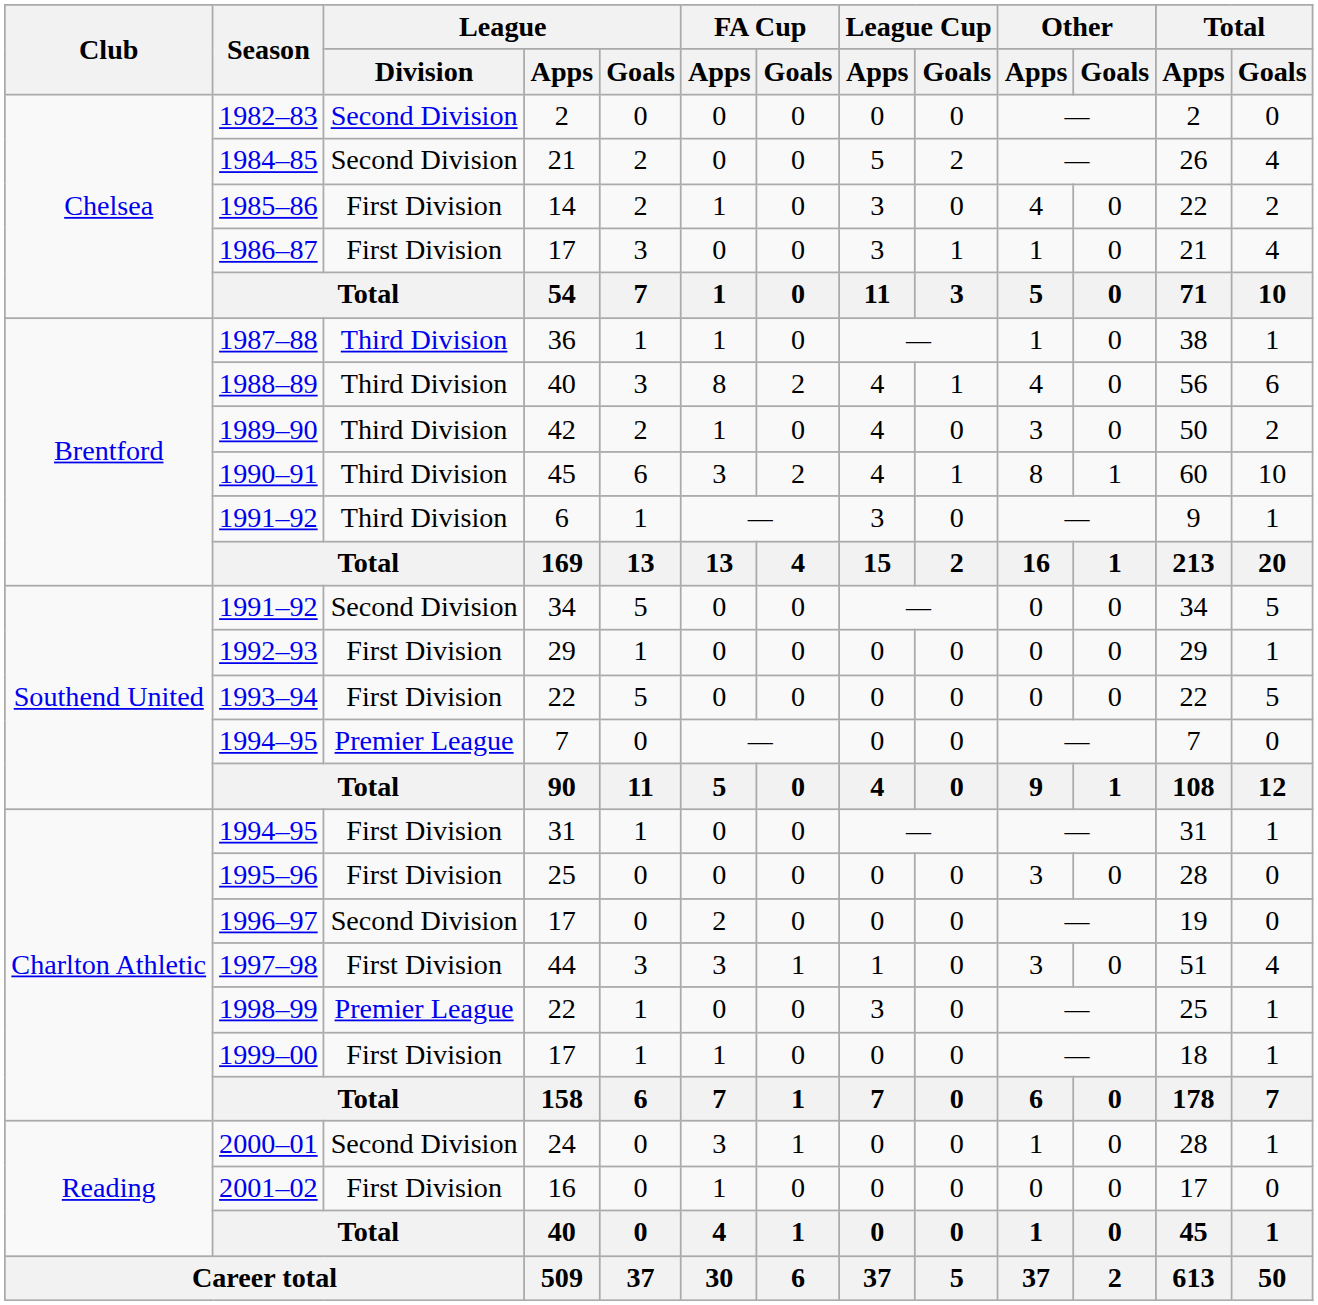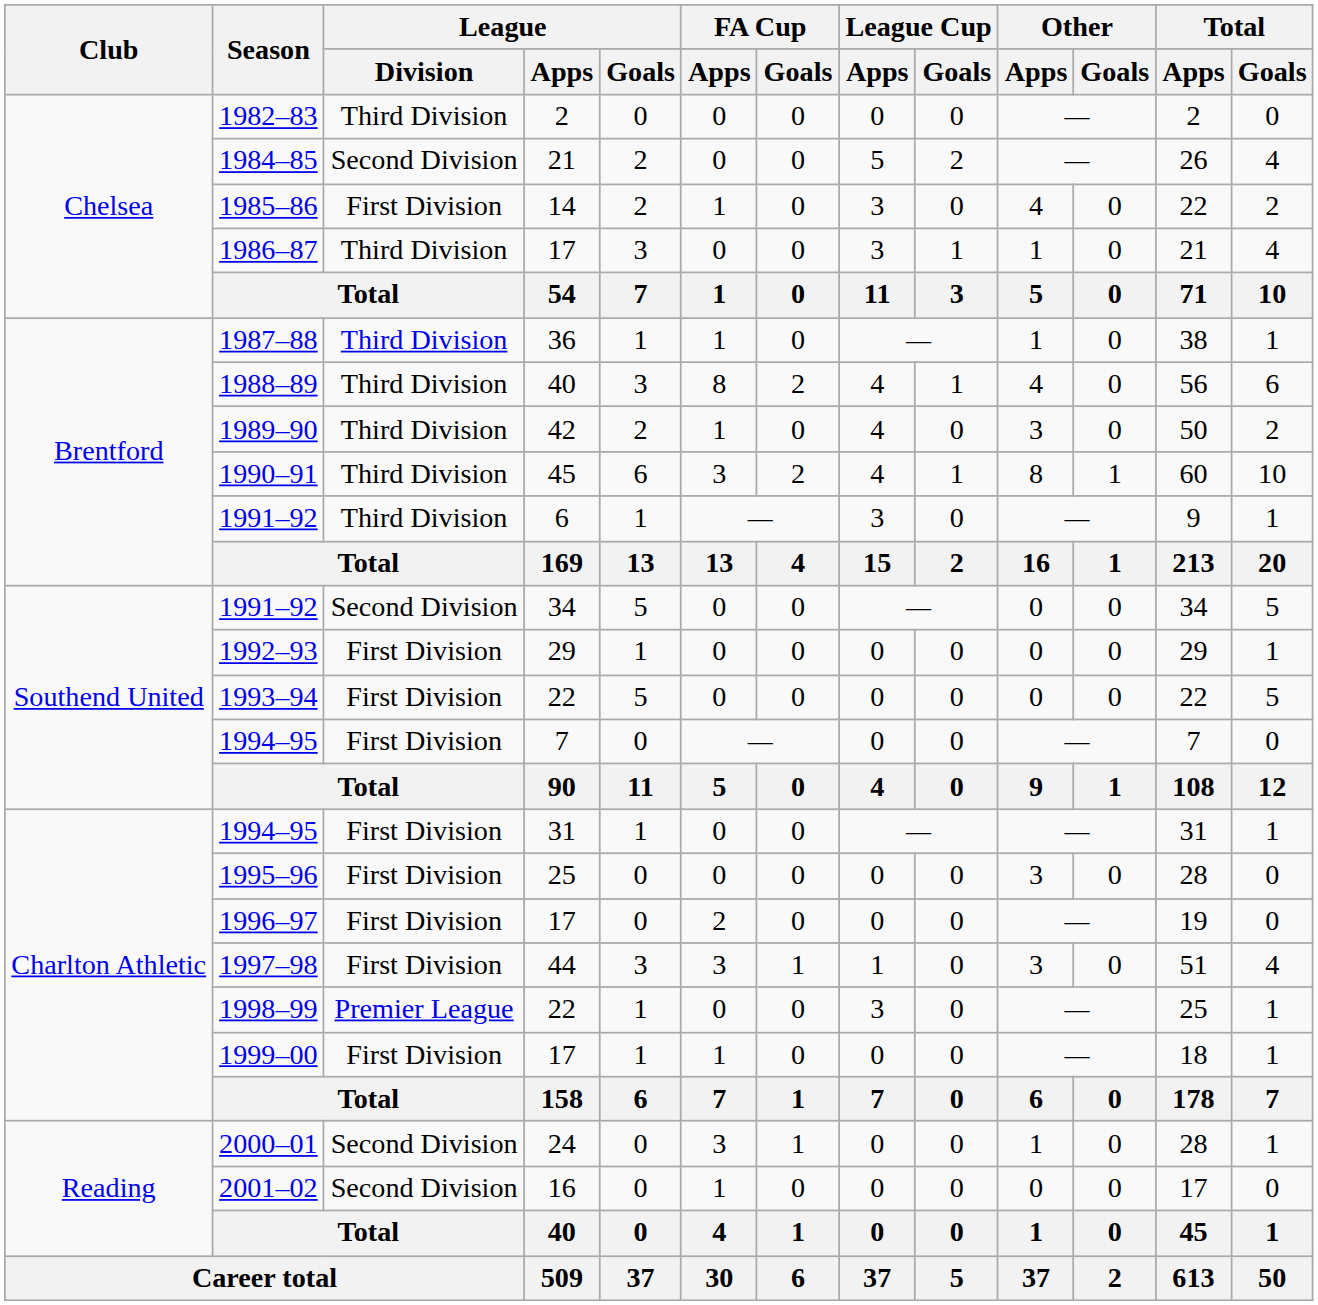(424, 116) Second Division -> (424, 116) Third Division
(424, 250) First Division -> (424, 250) Third Division
(424, 741) Premier League -> (424, 741) First Division
(424, 920) Second Division -> (424, 920) First Division
(424, 1187) First Division -> (424, 1187) Second Division
